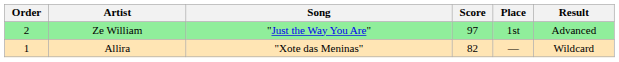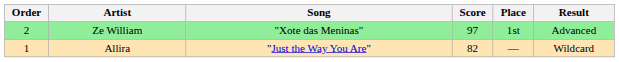(319, 30) "Just the Way You Are" -> (319, 30) "Xote das Meninas"
(319, 48) "Xote das Meninas" -> (319, 48) "Just the Way You Are"
